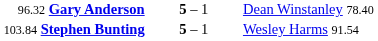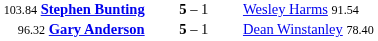rows swapped: (74, 29) <-> (81, 9)
